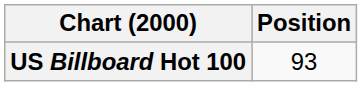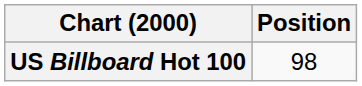(304, 61) 93 -> (304, 61) 98
